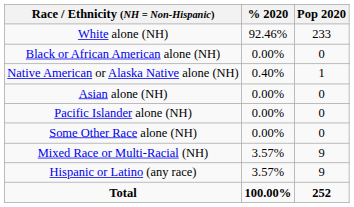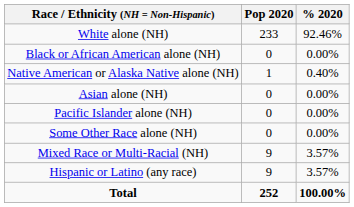columns swapped: (322, 14) <-> (268, 14)
